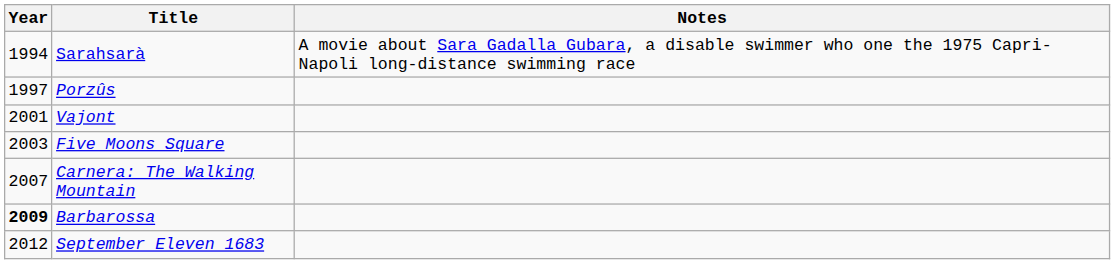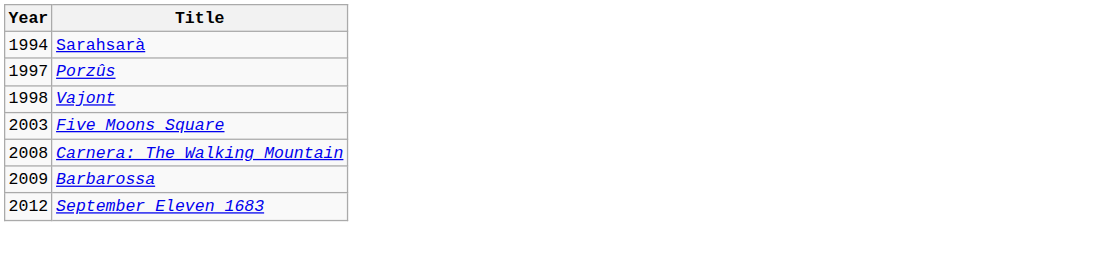- column: (702, 18)
(28, 118) 2001 -> (28, 99) 1998
(28, 181) 2007 -> (28, 153) 2008
(28, 218) bold -> (28, 180) normal
